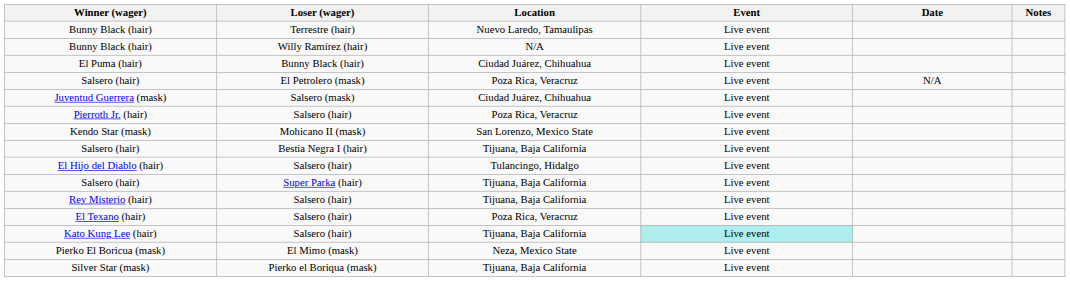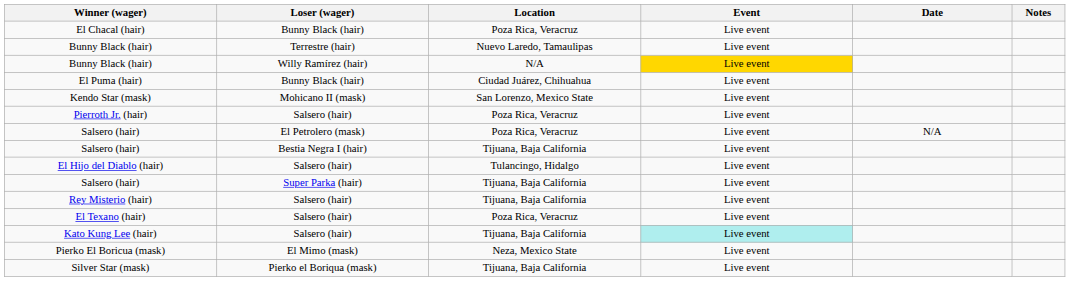+ row: (110, 30)
(747, 47) no background -> (747, 64) gold background
rows swapped: (110, 132) <-> (110, 81)
- row: (110, 98)
